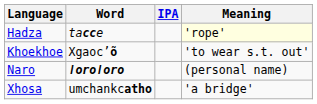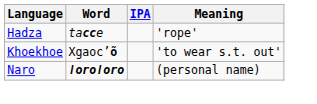(205, 33) lightyellow background -> (177, 33) no background
- row: (25, 89)
